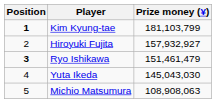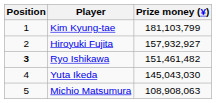(26, 28) bold -> (26, 28) normal
(173, 59) 151,461,479 -> (173, 59) 151,461,482
